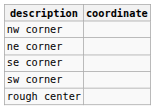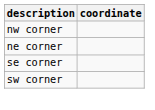- row: (44, 96)
